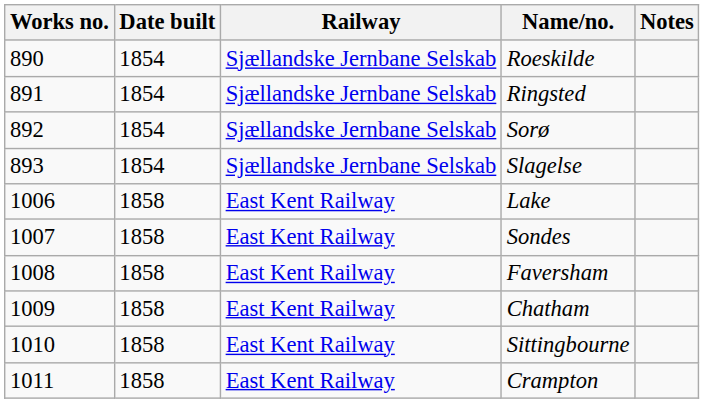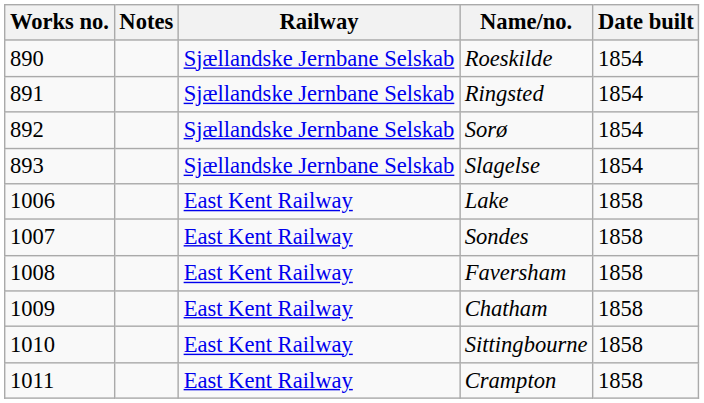columns swapped: (167, 22) <-> (667, 22)
